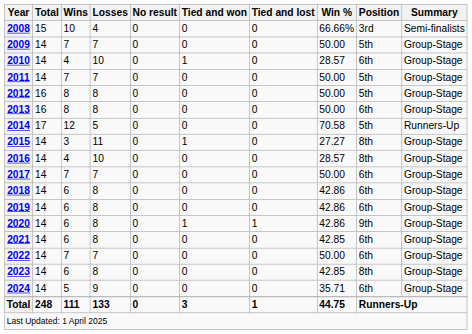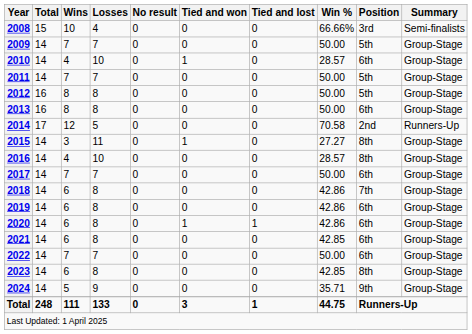(366, 126) 5th -> (367, 126) 2nd
(366, 191) 6th -> (366, 191) 7th
(366, 223) 9th -> (366, 223) 6th
(366, 288) 6th -> (366, 288) 9th
